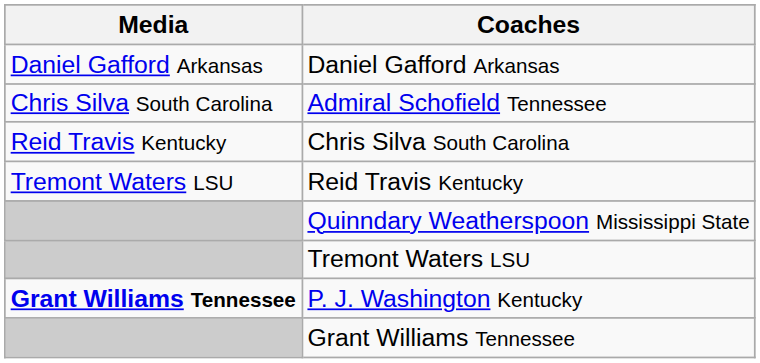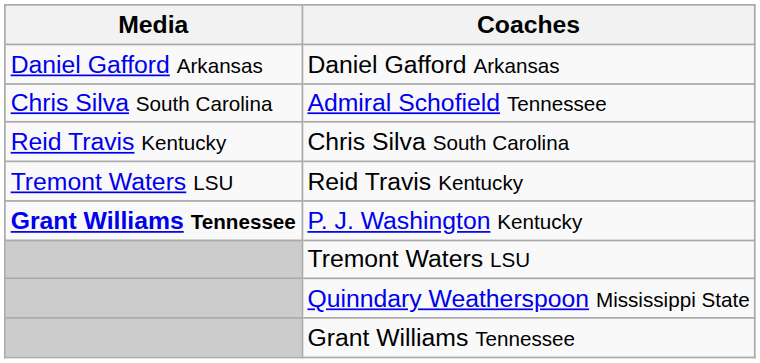rows swapped: (445, 299) <-> (529, 220)
